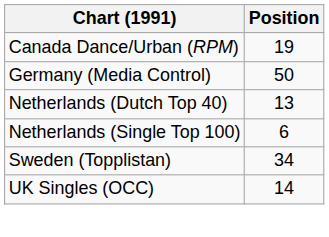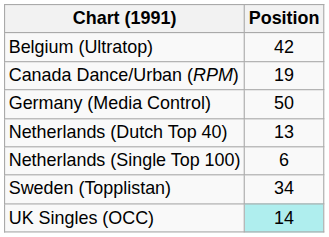+ row: (81, 47)
(284, 189) no background -> (284, 217) paleturquoise background
